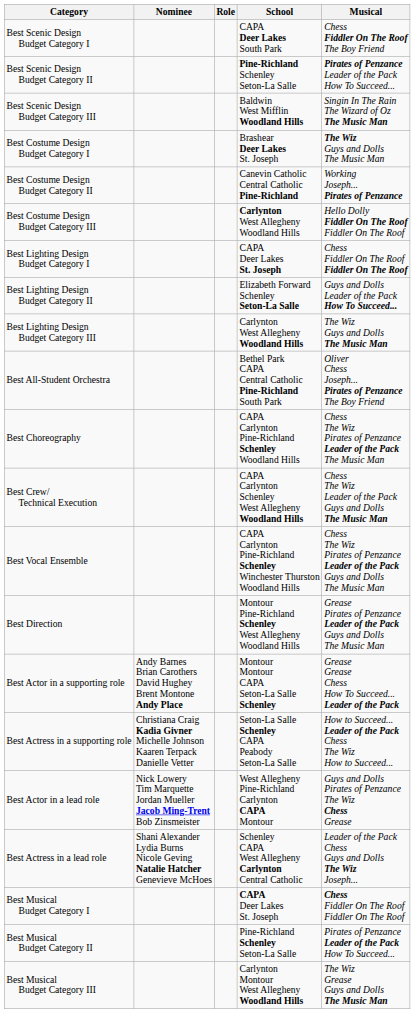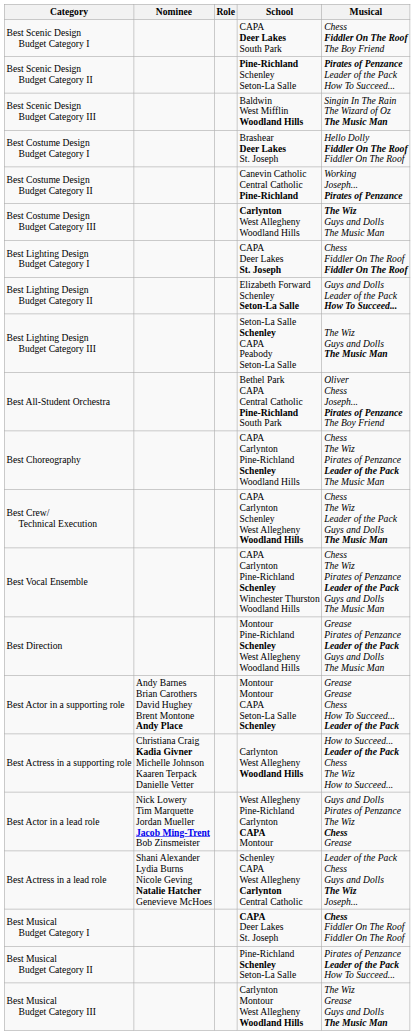(354, 148) The Wiz Guys and Dolls The Music Man -> (366, 148) Hello Dolly Fiddler On The Roof Fiddler On The Roof
(366, 222) Hello Dolly Fiddler On The Roof Fiddler On The Roof -> (354, 222) The Wiz Guys and Dolls The Music Man
(271, 332) Carlynton West Allegheny Woodland Hills -> (268, 343) Seton-La Salle Schenley CAPA Peabody Seton-La Salle
(268, 741) Seton-La Salle Schenley CAPA Peabody Seton-La Salle -> (271, 763) Carlynton West Allegheny Woodland Hills
